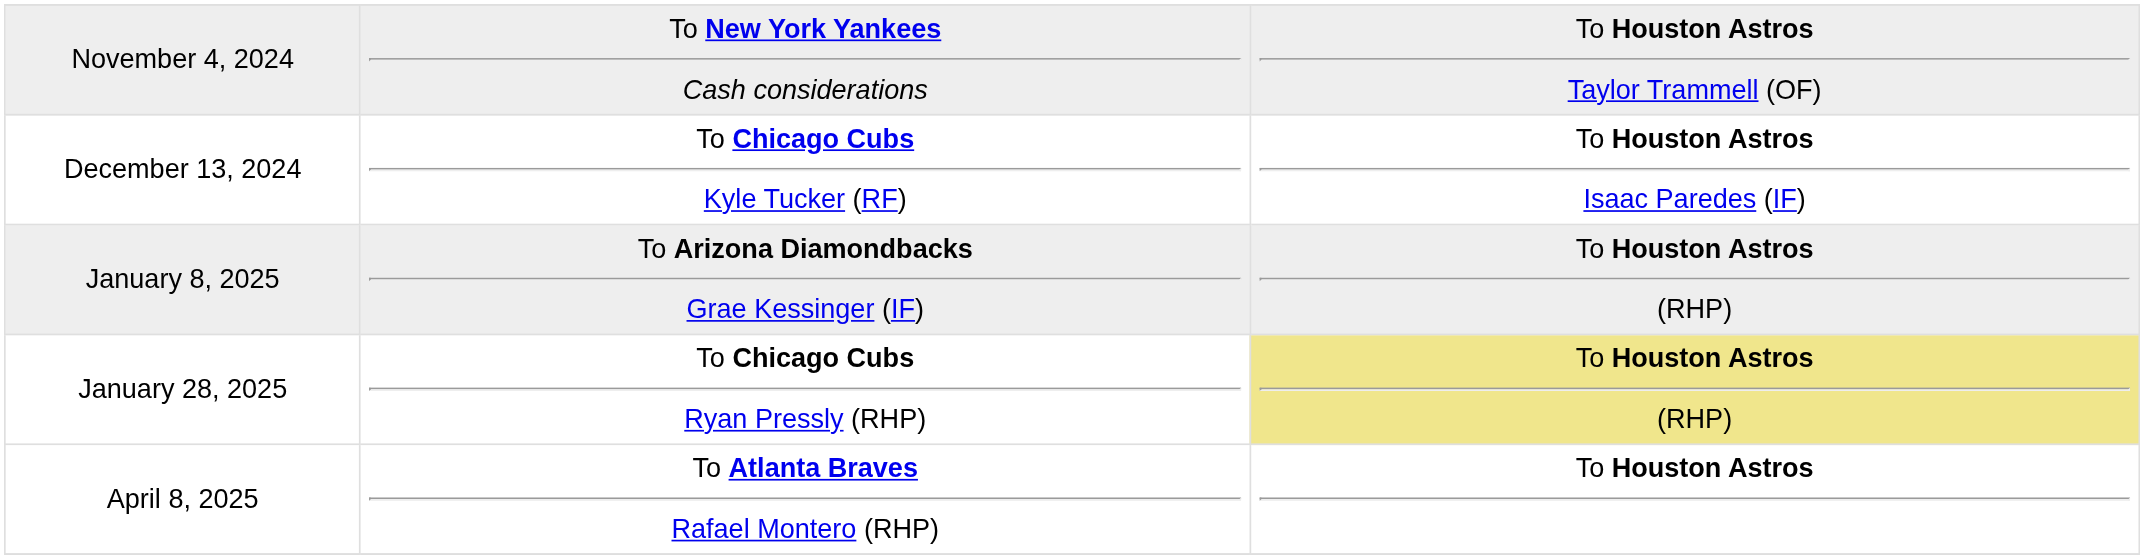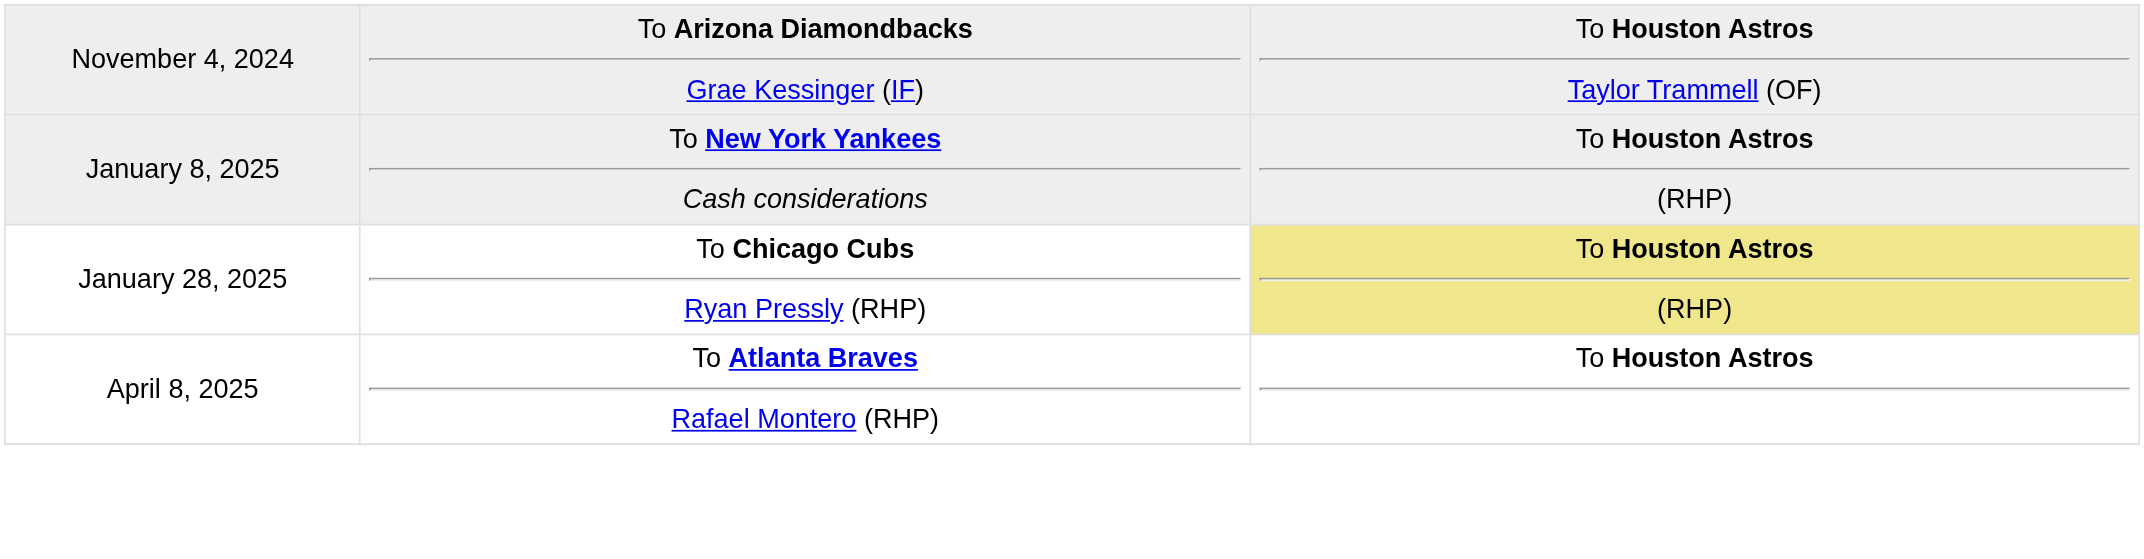(805, 59) To New York Yankees Cash considerations -> (805, 59) To Arizona Diamondbacks Grae Kessinger (IF)
- row: (183, 169)
(805, 279) To Arizona Diamondbacks Grae Kessinger (IF) -> (805, 169) To New York Yankees Cash considerations
